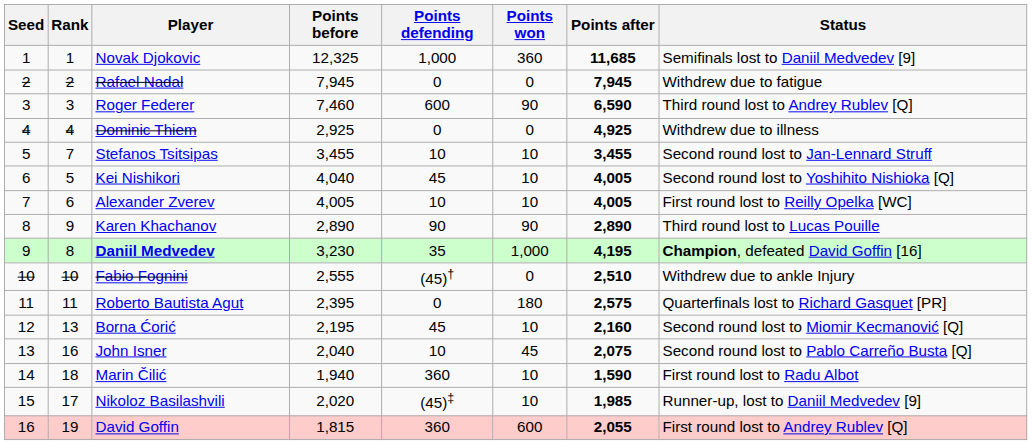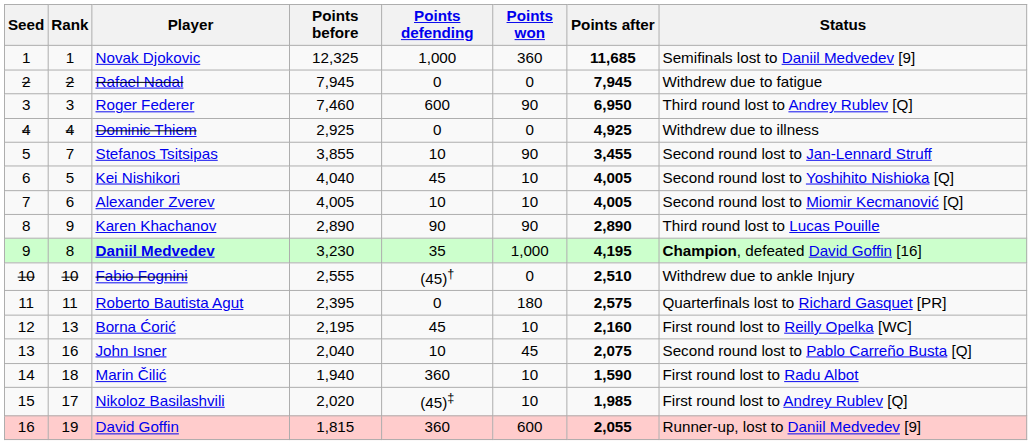(613, 105) 6,590 -> (613, 105) 6,950
(335, 154) 3,455 -> (335, 154) 3,855
(530, 154) 10 -> (530, 154) 90
(787, 202) First round lost to Reilly Opelka [WC] -> (813, 202) Second round lost to Miomir Kecmanović [Q]
(813, 327) Second round lost to Miomir Kecmanović [Q] -> (787, 327) First round lost to Reilly Opelka [WC]
(792, 401) Runner-up, lost to Daniil Medvedev [9] -> (785, 401) First round lost to Andrey Rublev [Q]
(785, 427) First round lost to Andrey Rublev [Q] -> (792, 427) Runner-up, lost to Daniil Medvedev [9]
